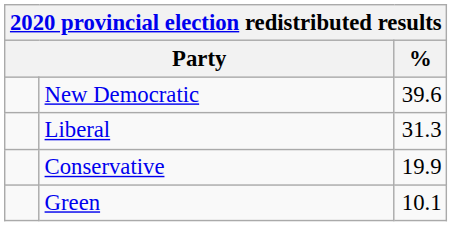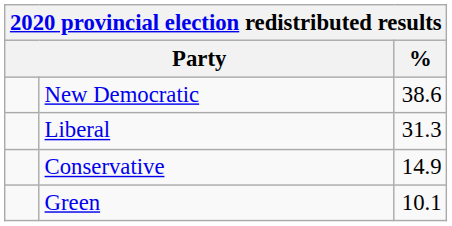(422, 94) 39.6 -> (422, 94) 38.6
(422, 166) 19.9 -> (422, 166) 14.9
